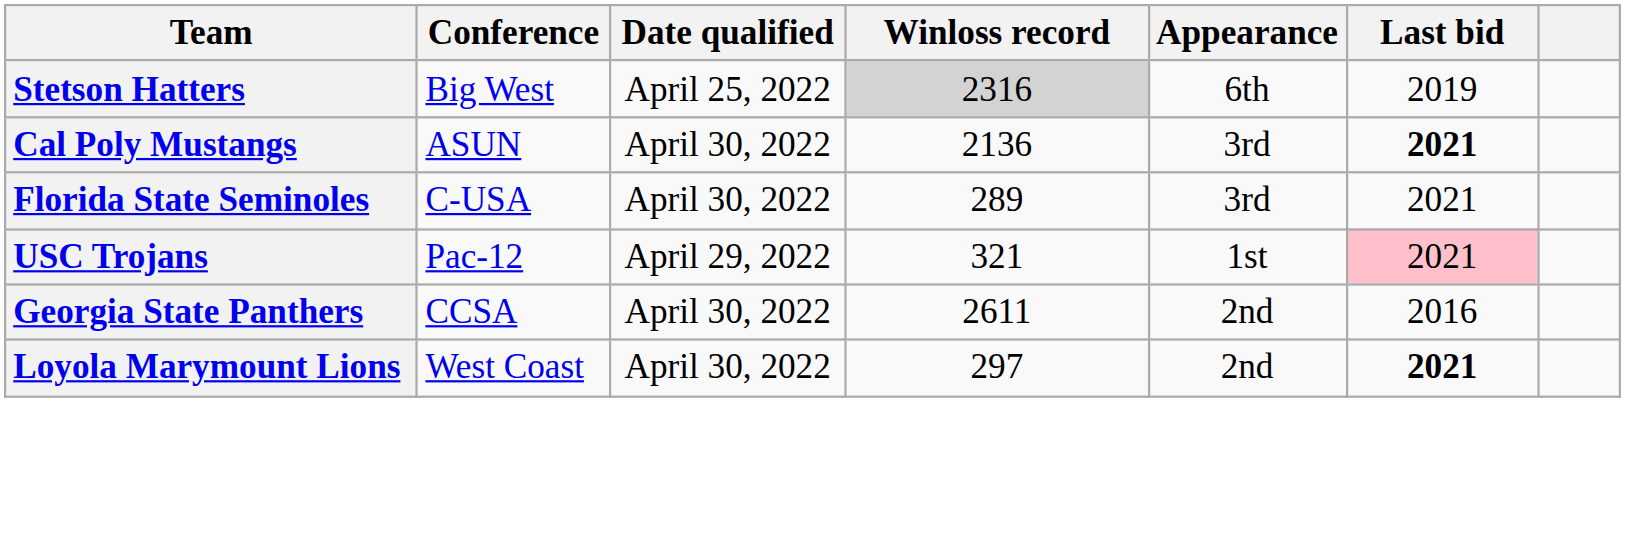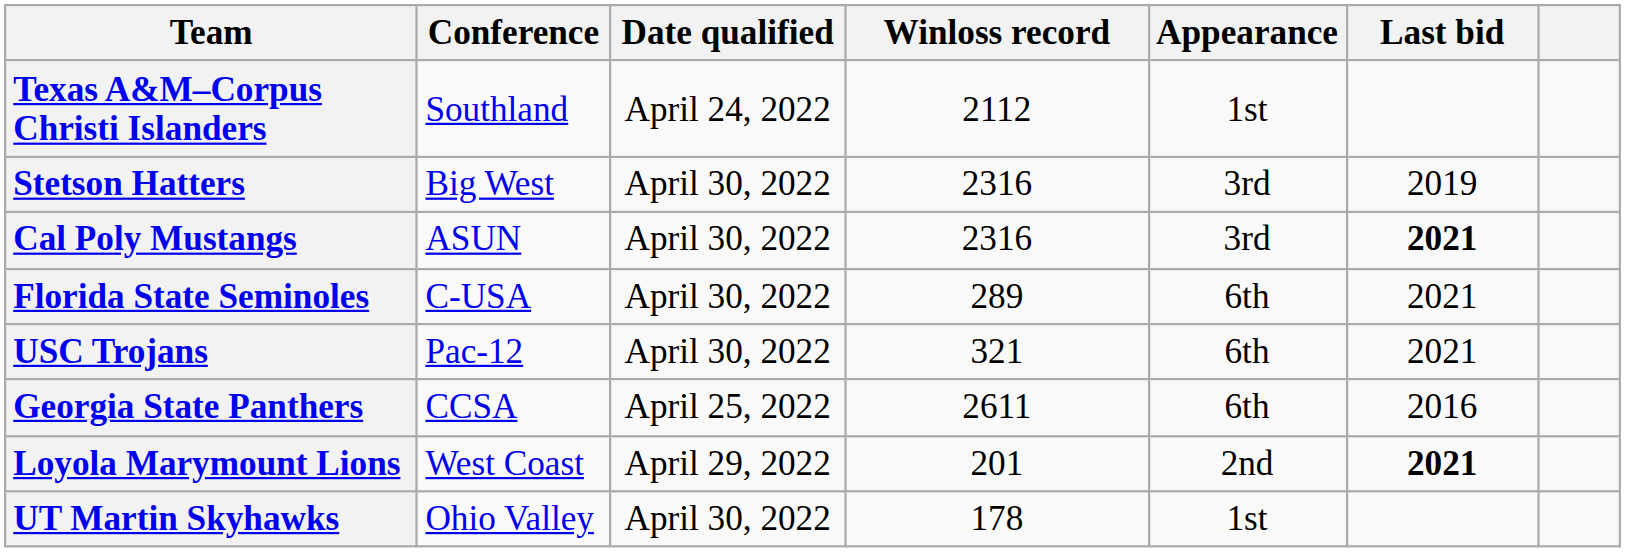+ row: (168, 108)
(728, 88) April 25, 2022 -> (728, 183) April 30, 2022
(997, 88) lightgrey background -> (997, 183) no background
(1247, 88) 6th -> (1247, 183) 3rd
(997, 144) 2136 -> (997, 239) 2316
(1247, 199) 3rd -> (1247, 295) 6th
(728, 255) April 29, 2022 -> (728, 351) April 30, 2022
(1247, 255) 1st -> (1247, 351) 6th
(1442, 255) pink background -> (1442, 351) no background
(728, 311) April 30, 2022 -> (728, 406) April 25, 2022
(1247, 311) 2nd -> (1247, 406) 6th
(728, 367) April 30, 2022 -> (728, 462) April 29, 2022
(997, 367) 297 -> (997, 462) 201
+ row: (176, 518)
